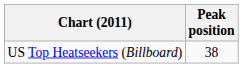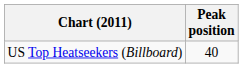(212, 52) 38 -> (212, 52) 40
